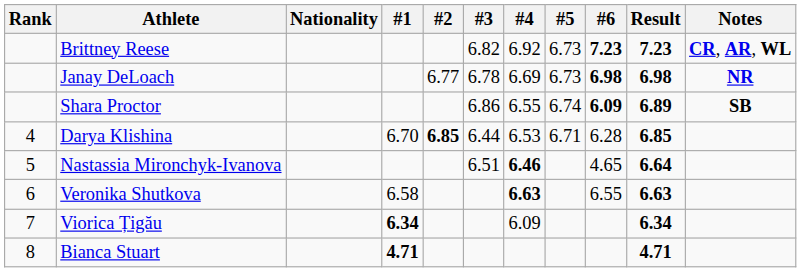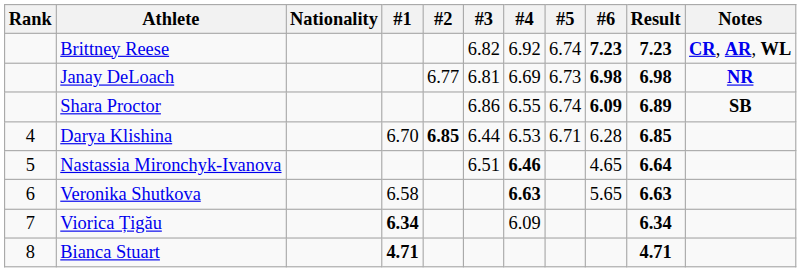(565, 48) 6.73 -> (565, 48) 6.74
(484, 77) 6.78 -> (484, 77) 6.81
(606, 194) 6.55 -> (606, 194) 5.65
